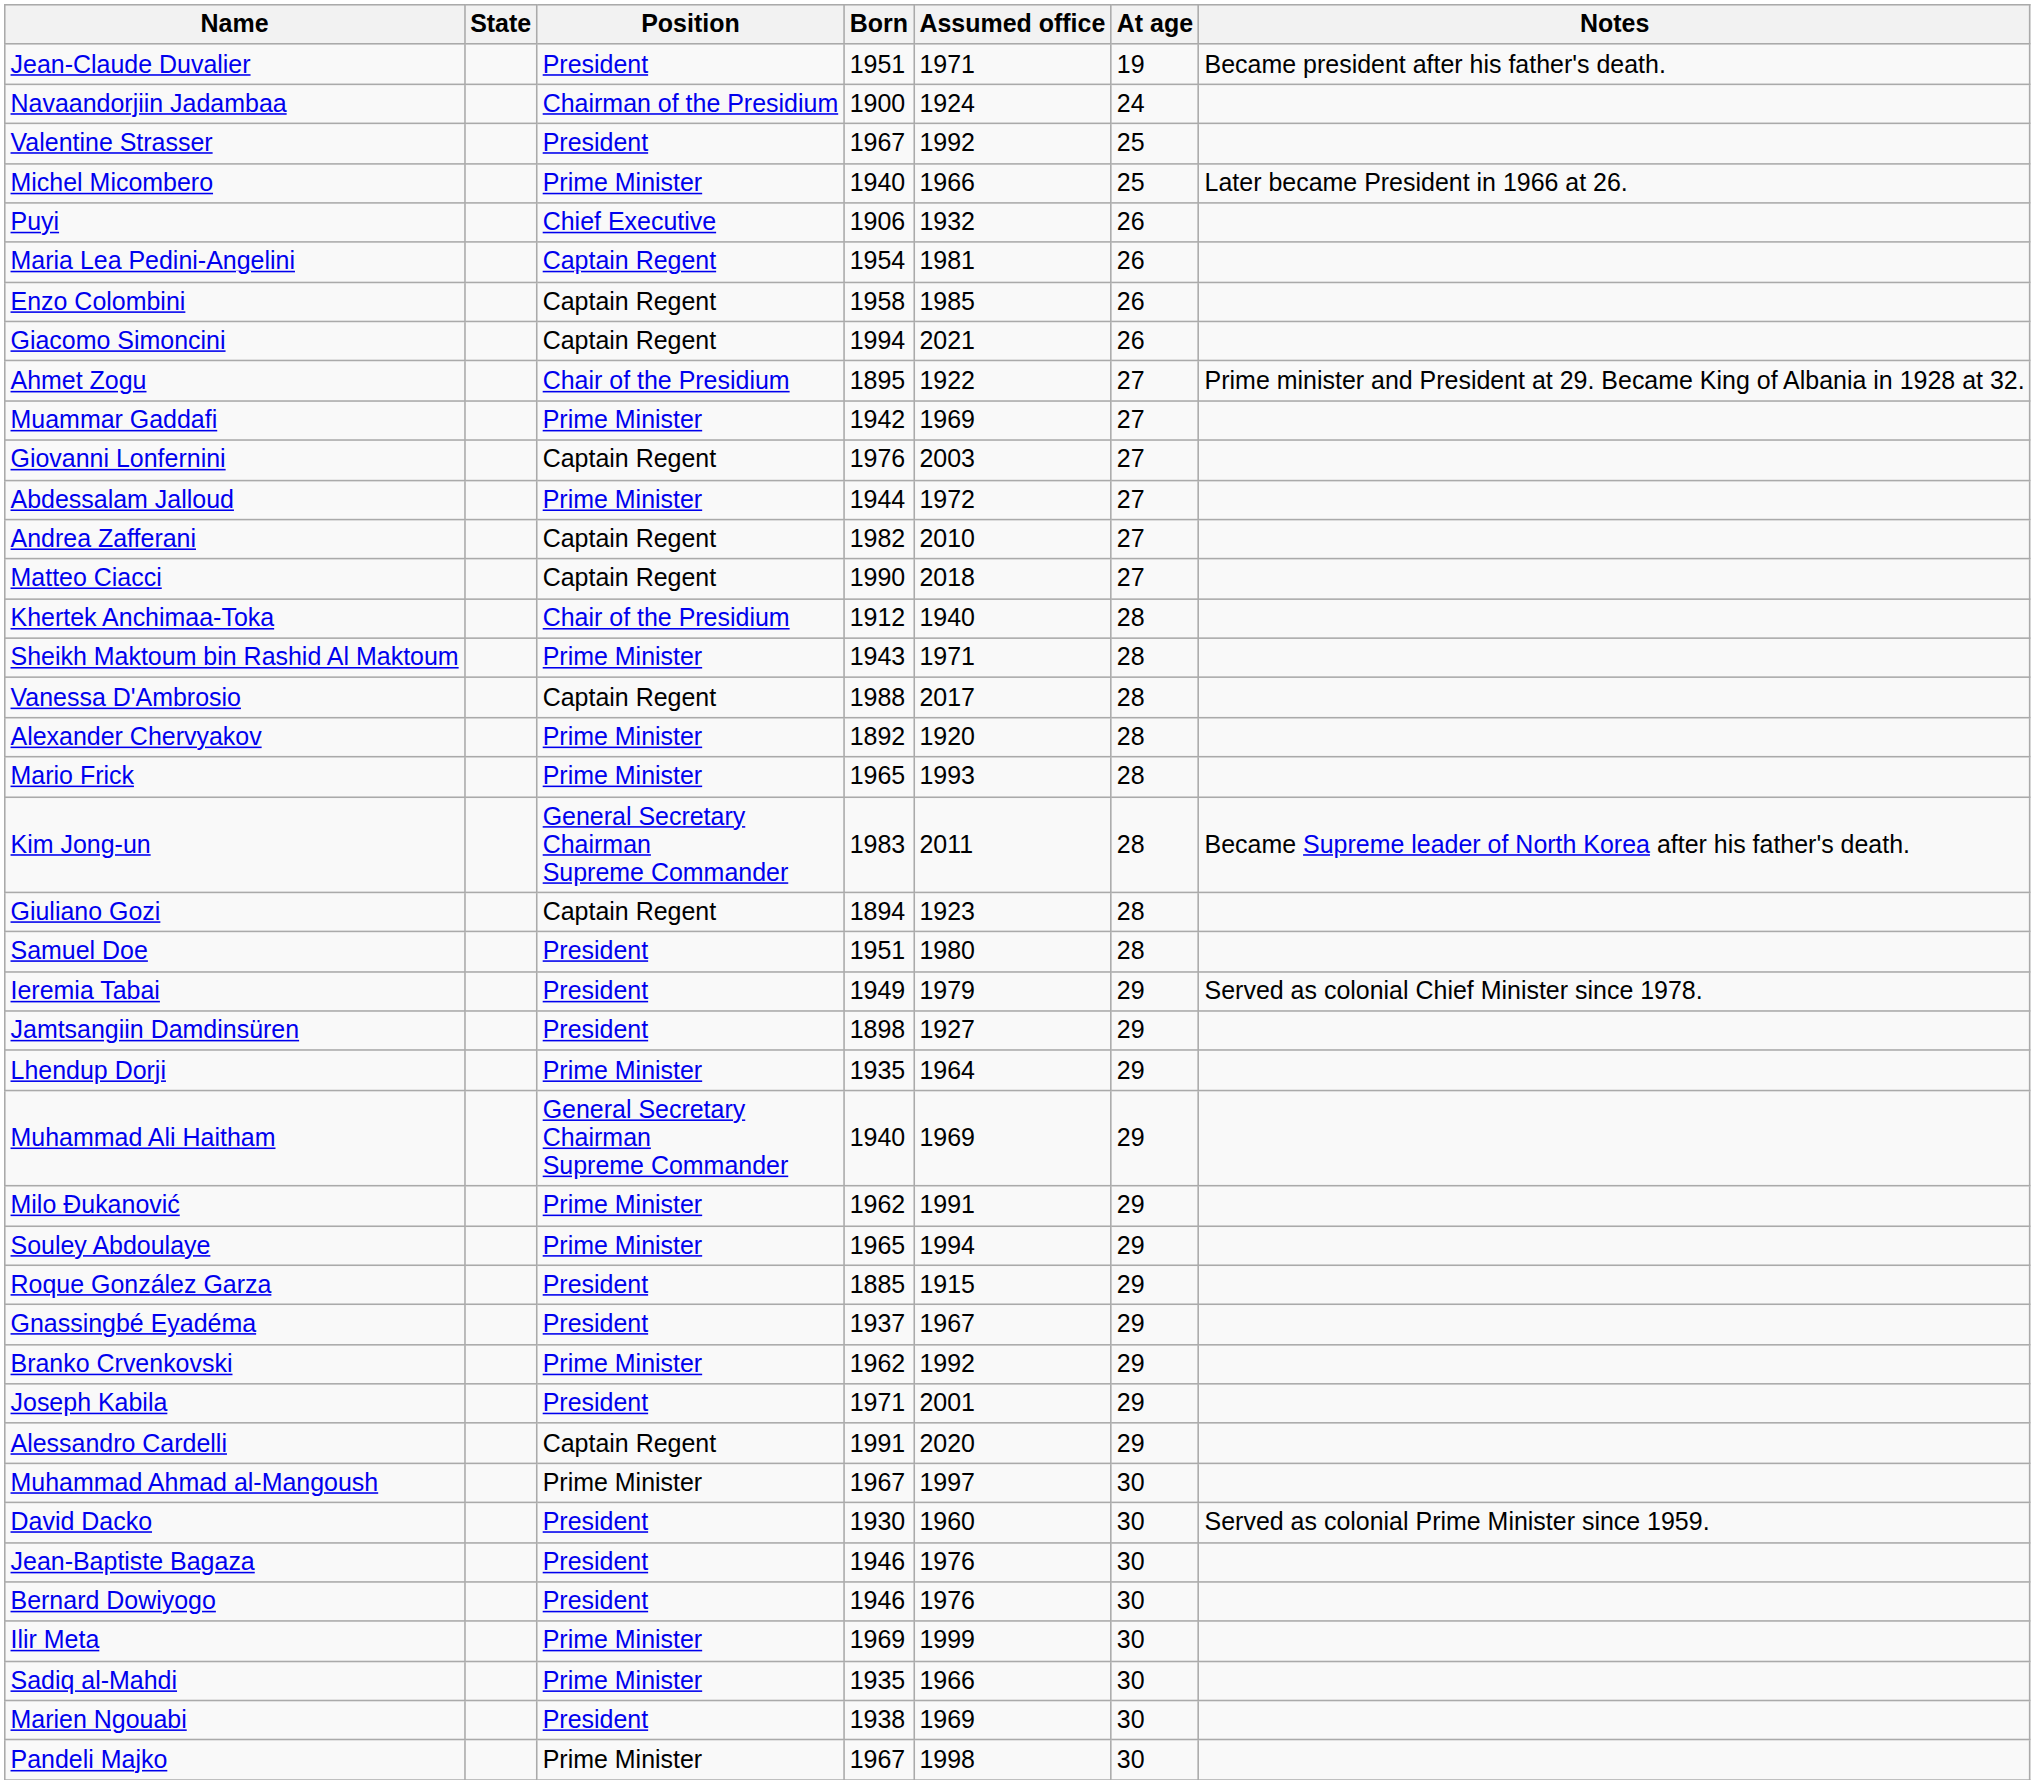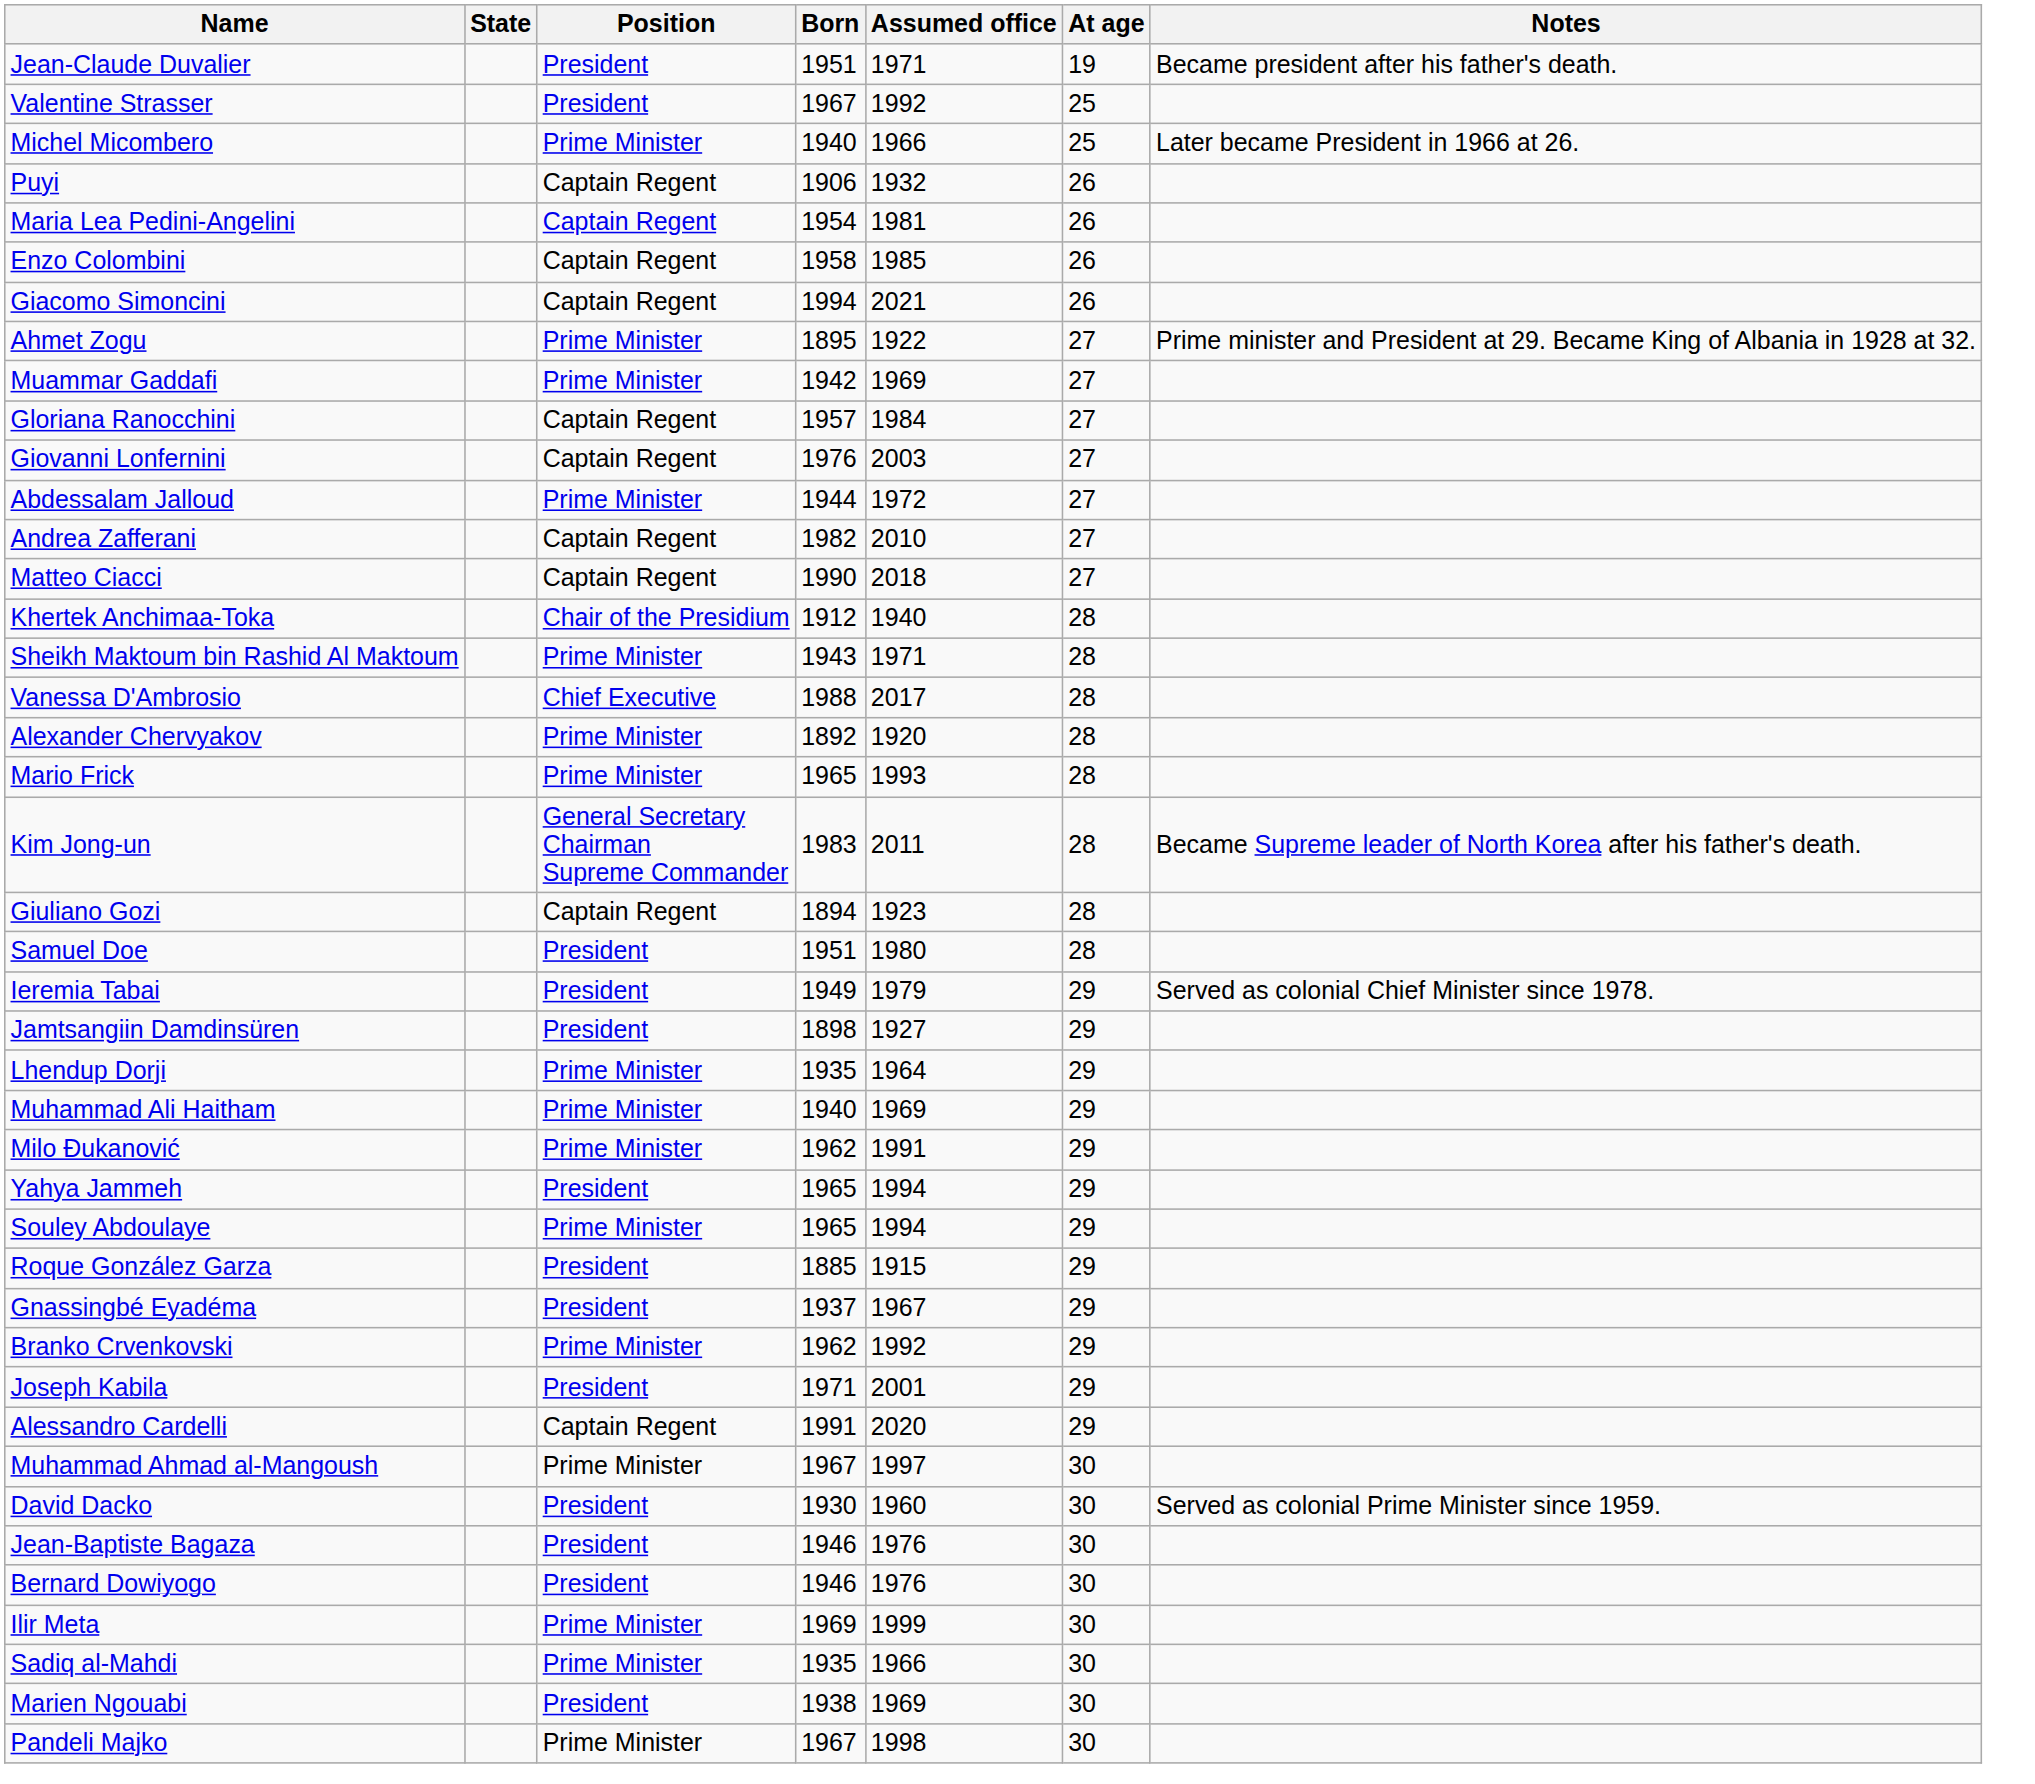- row: (149, 103)
(629, 222) Chief Executive -> (629, 182) Captain Regent
(666, 380) Chair of the Presidium -> (622, 340) Prime Minister
+ row: (123, 420)
(629, 697) Captain Regent -> (629, 697) Chief Executive
(665, 1137) General Secretary Chairman Supreme Commander -> (622, 1109) Prime Minister
+ row: (96, 1188)
